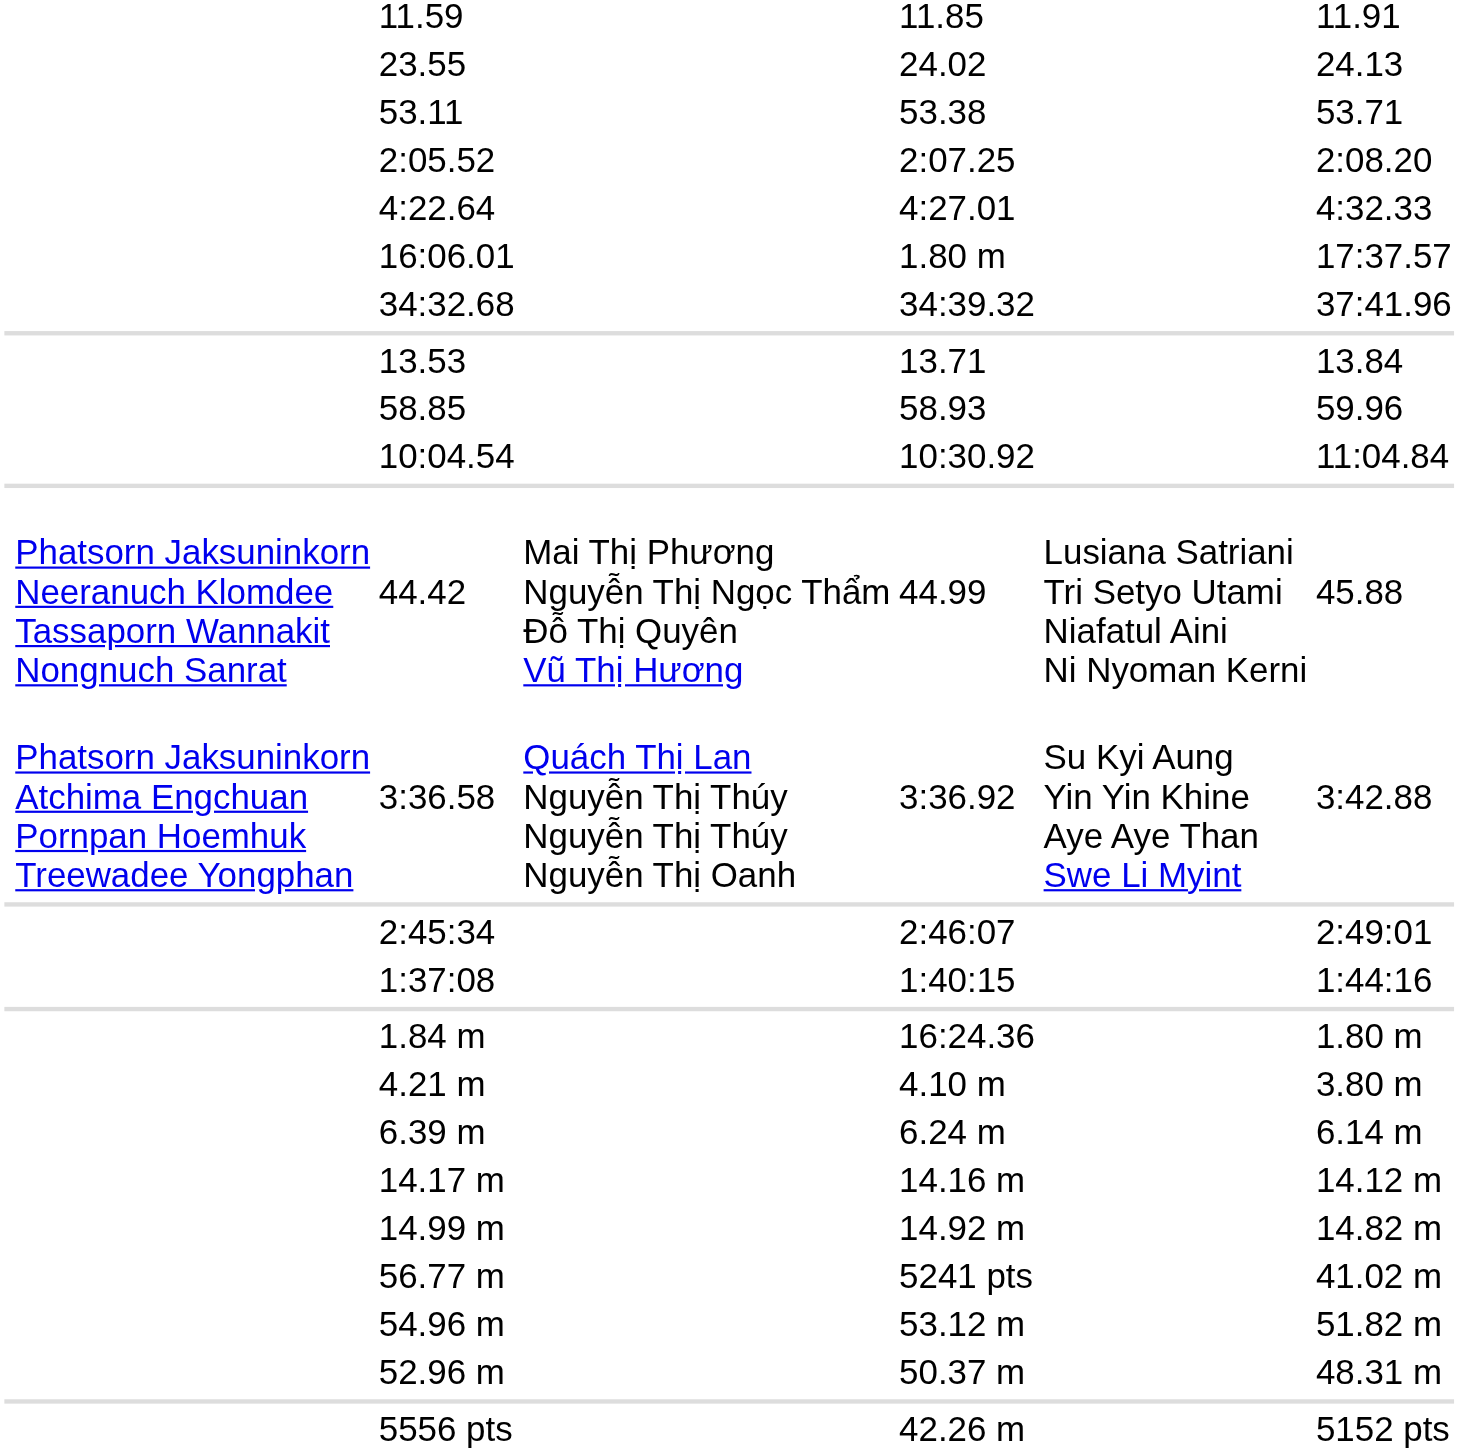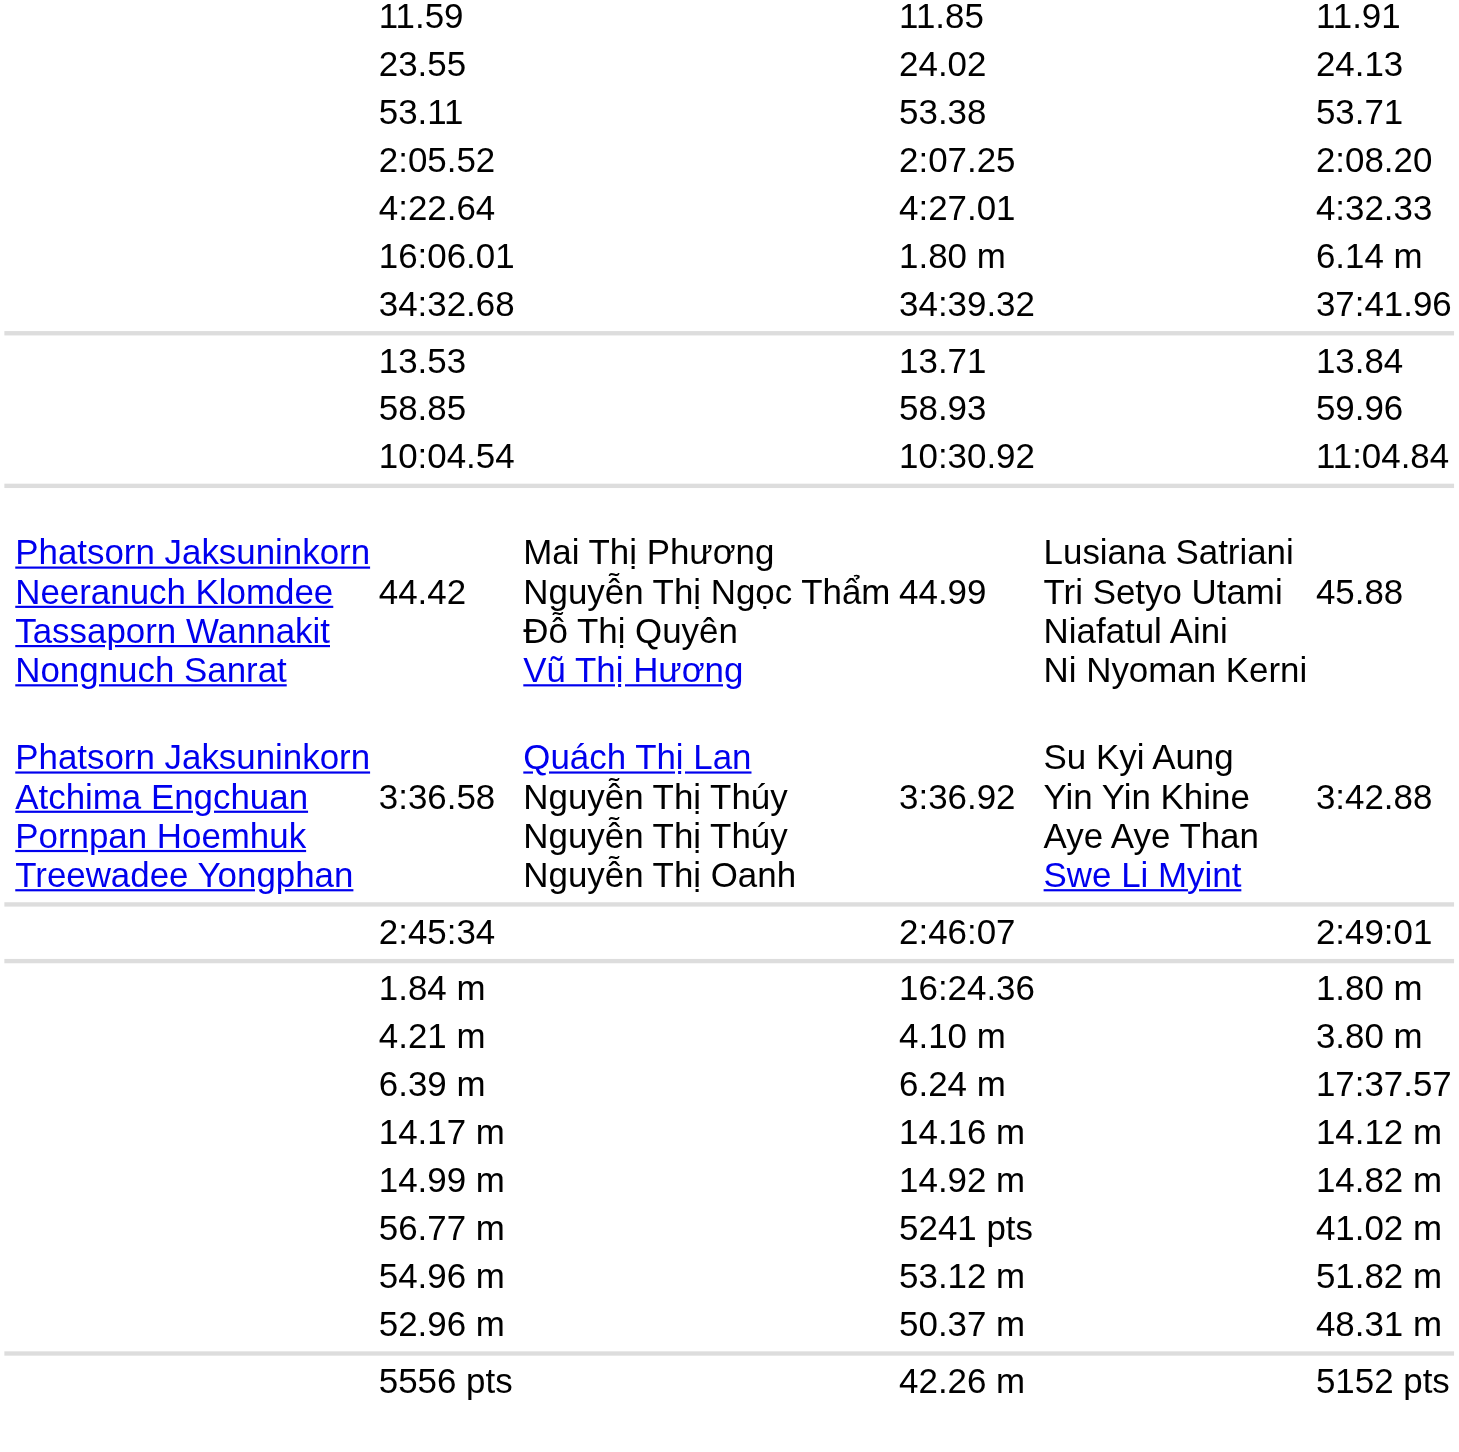(1384, 256) 17:37.57 -> (1369, 256) 6.14 m
- row: (193, 981)
(1369, 1132) 6.14 m -> (1384, 1084) 17:37.57
